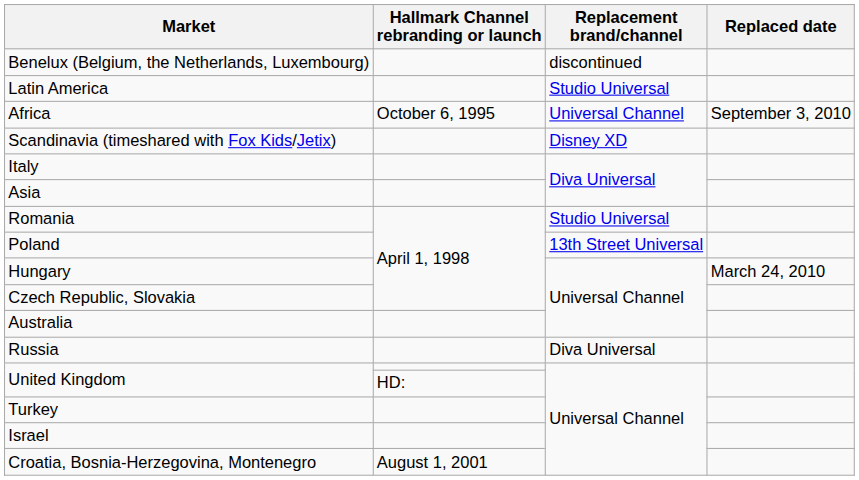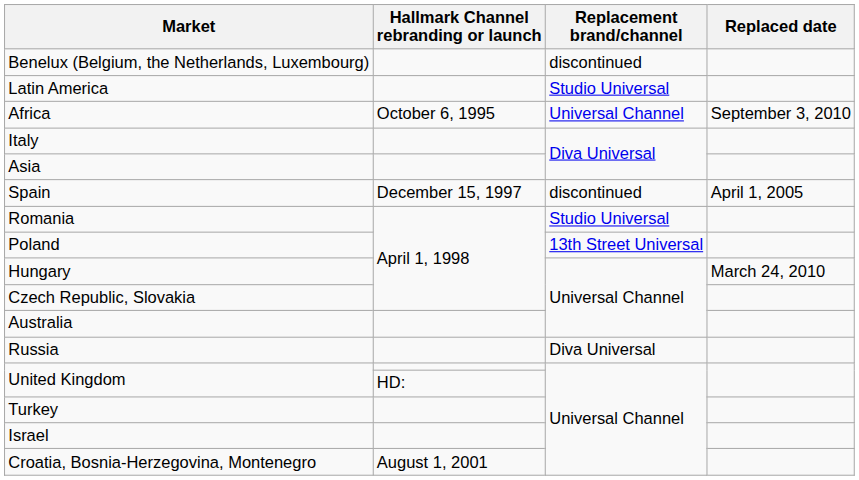- row: (172, 140)
+ row: (29, 192)
